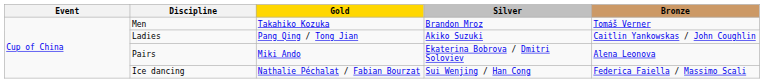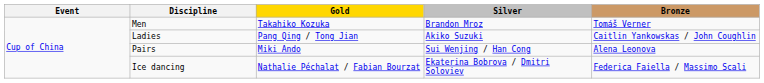(488, 54) Ekaterina Bobrova / Dmitri Soloviev -> (478, 50) Sui Wenjing / Han Cong
(478, 72) Sui Wenjing / Han Cong -> (488, 67) Ekaterina Bobrova / Dmitri Soloviev
